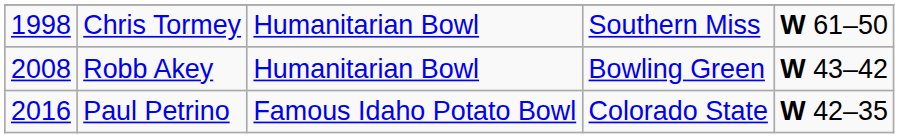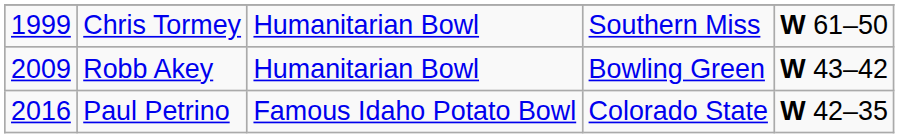(41, 25) 1998 -> (41, 25) 1999
(41, 68) 2008 -> (41, 68) 2009
